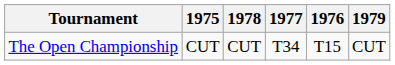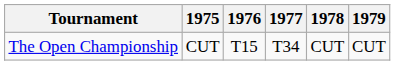columns swapped: (327, 18) <-> (244, 18)
